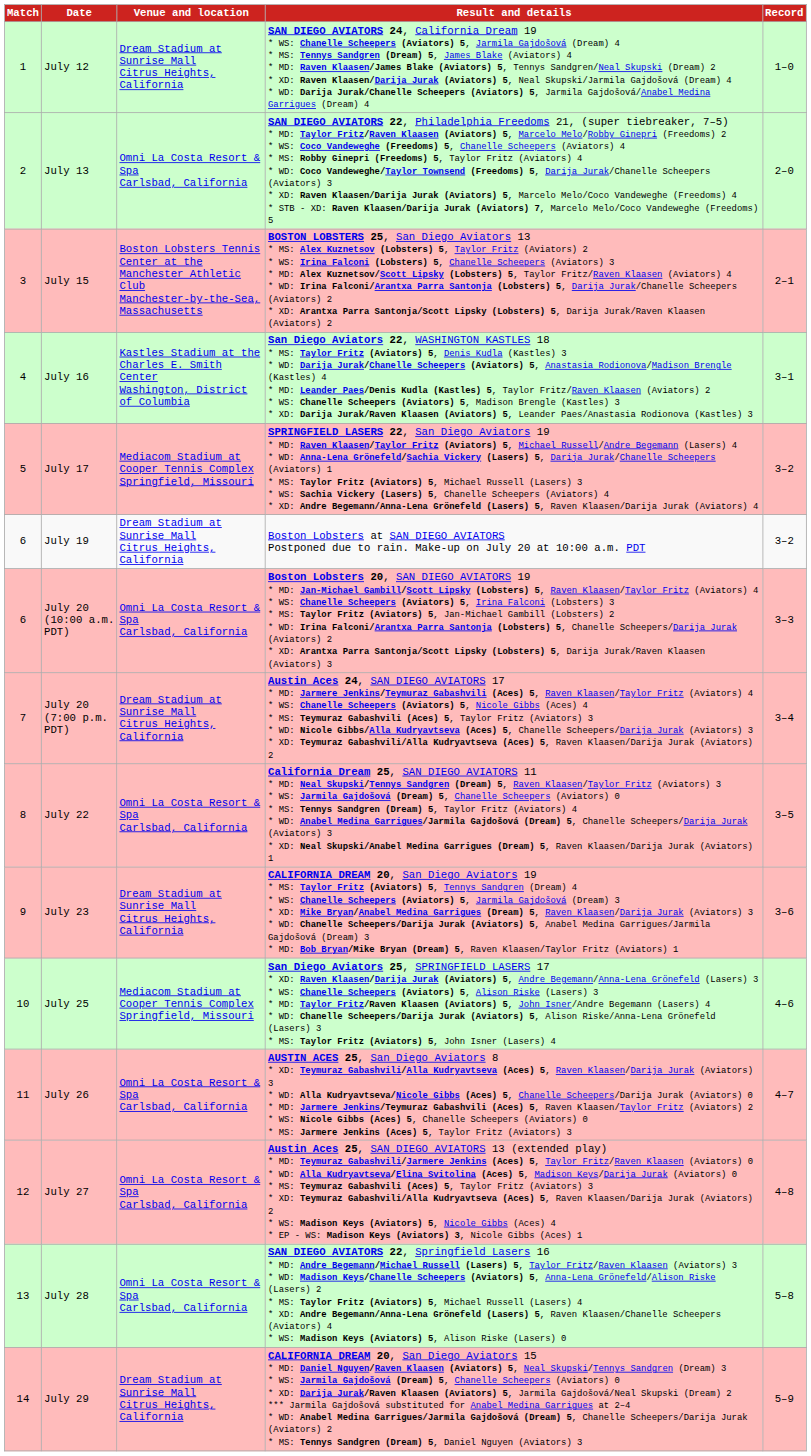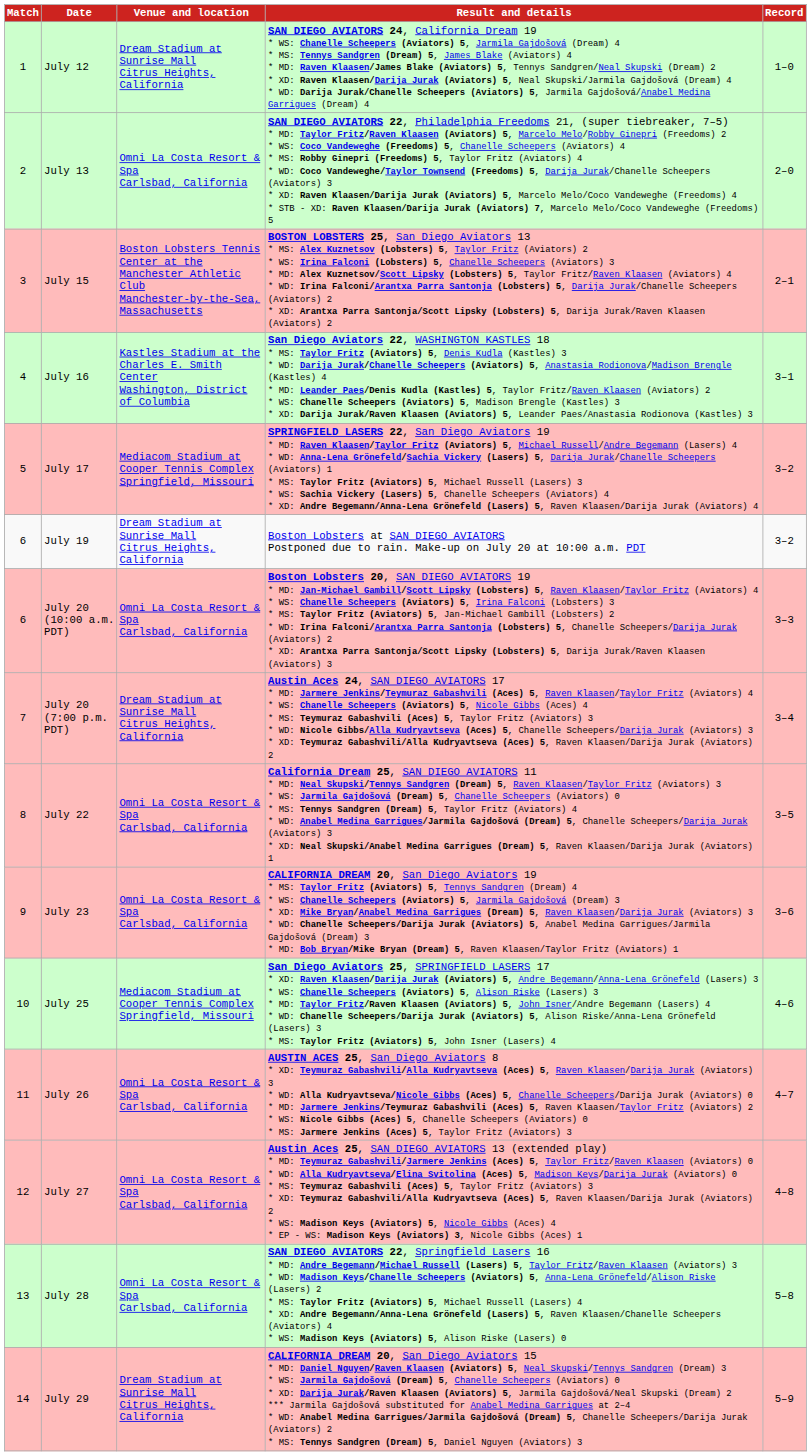(171, 913) Dream Stadium at Sunrise Mall Citrus Heights, California -> (190, 913) Omni La Costa Resort & Spa Carlsbad, California
